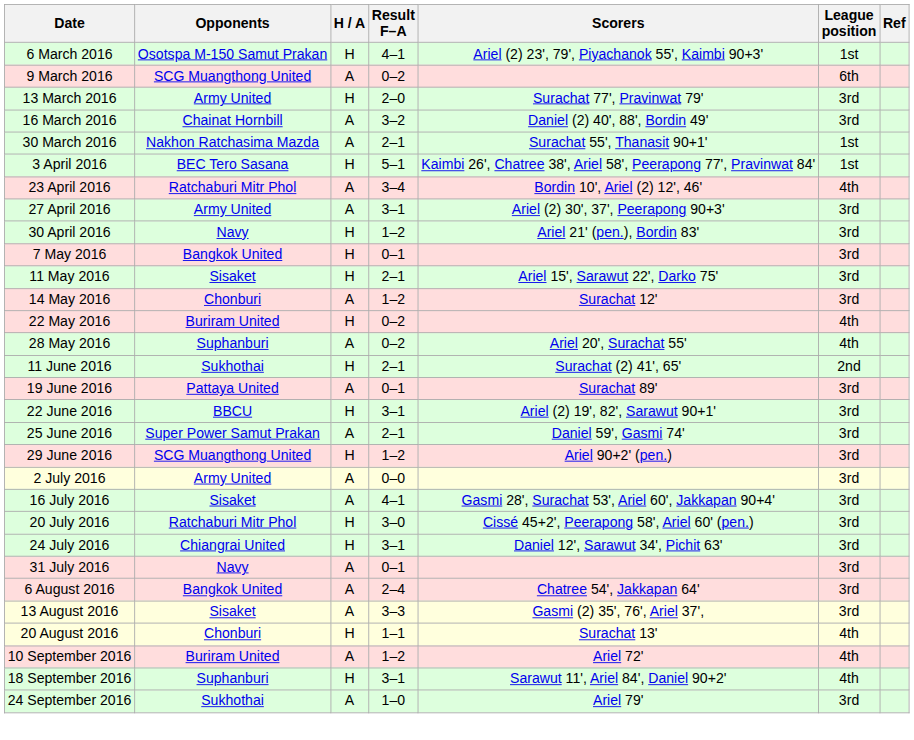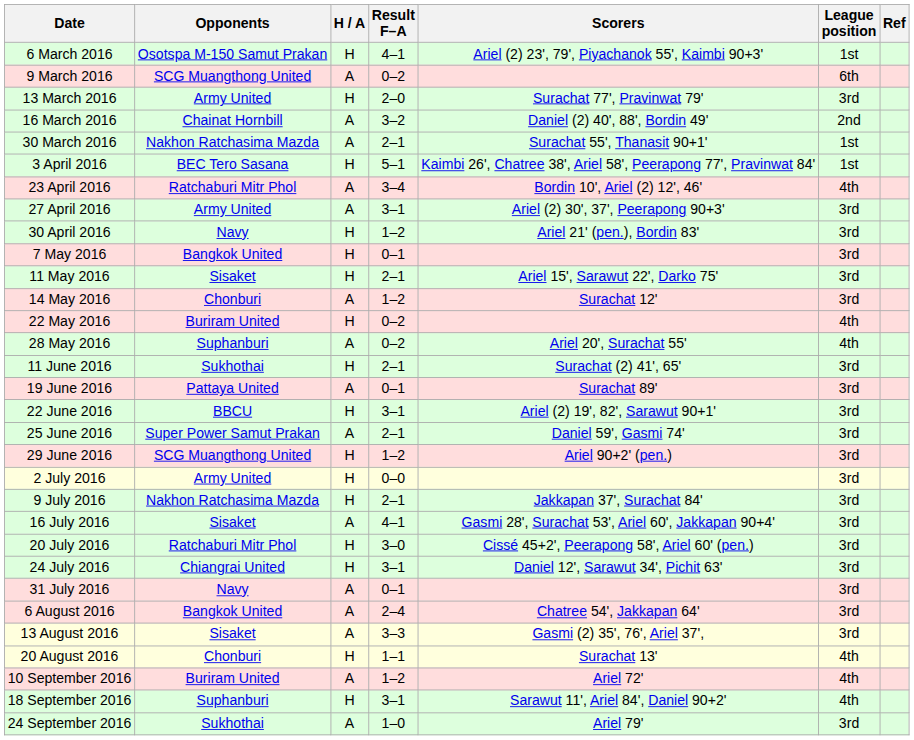(849, 120) 3rd -> (849, 120) 2nd
(849, 366) 2nd -> (849, 366) 3rd
(350, 478) A -> (350, 478) H
+ row: (70, 500)
